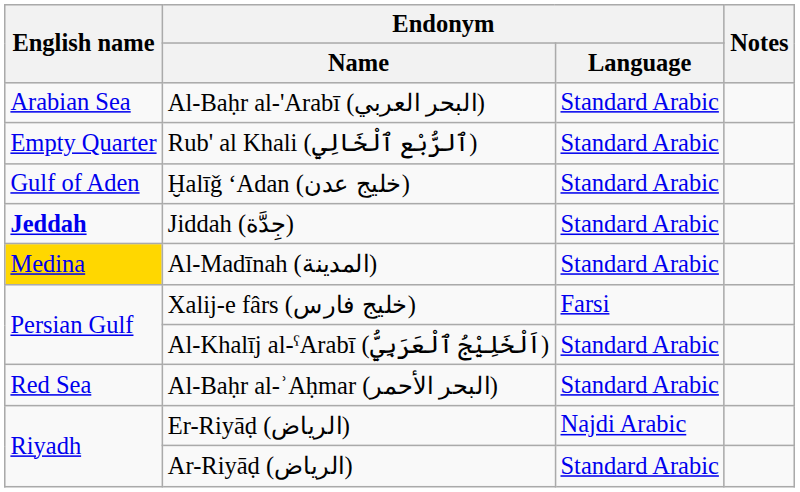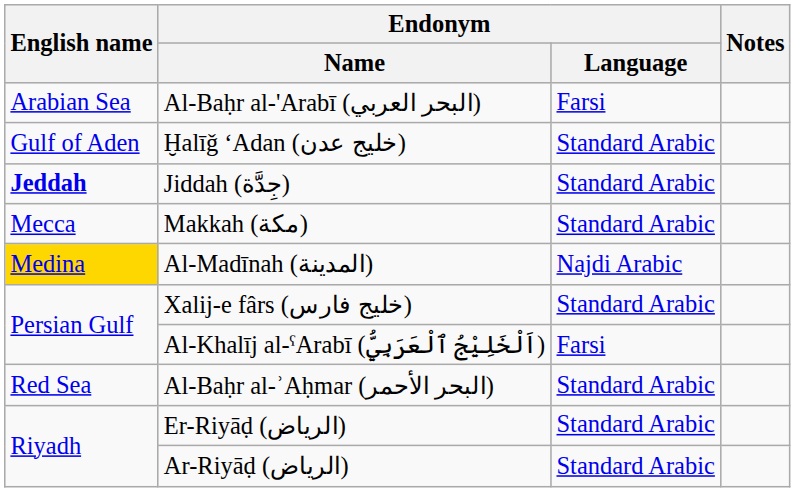(640, 102) Standard Arabic -> (581, 102) Farsi
- row: (323, 143)
+ row: (236, 224)
(640, 263) Standard Arabic -> (619, 263) Najdi Arabic
(585, 304) Farsi -> (636, 304) Standard Arabic
(640, 344) Standard Arabic -> (581, 344) Farsi
(623, 425) Najdi Arabic -> (636, 425) Standard Arabic
